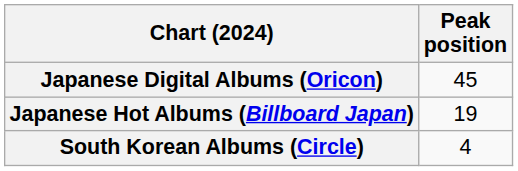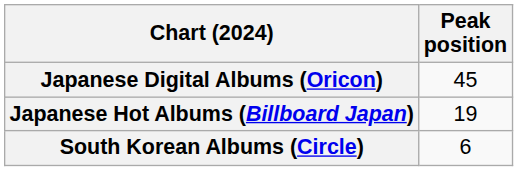(465, 147) 4 -> (465, 147) 6
